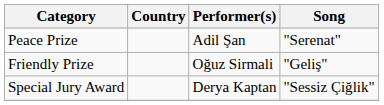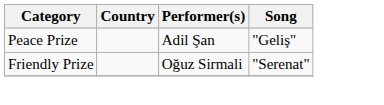(312, 40) "Serenat" -> (274, 40) "Geliş"
(305, 64) "Geliş" -> (281, 64) "Serenat"
- row: (66, 87)
